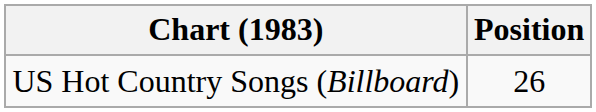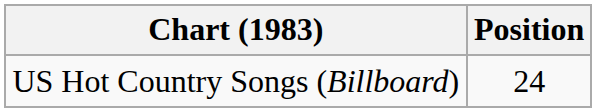(529, 80) 26 -> (529, 80) 24
